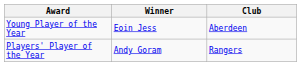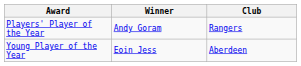rows swapped: (49, 50) <-> (52, 28)
